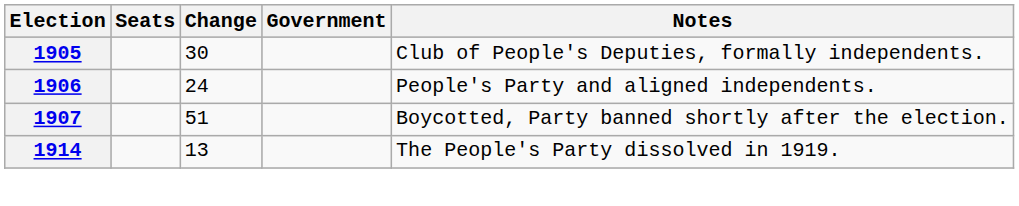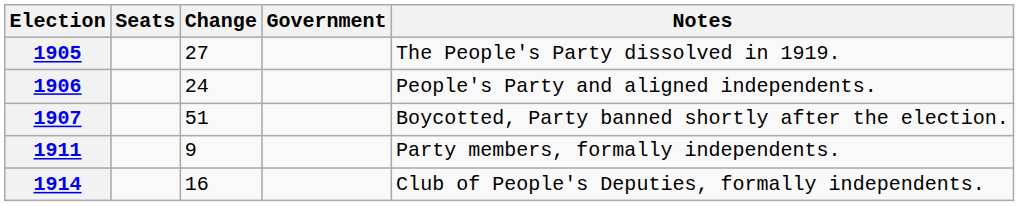(197, 54) 30 -> (197, 54) 27
(690, 54) Club of People's Deputies, formally independents. -> (618, 54) The People's Party dissolved in 1919.
+ row: (58, 152)
(197, 152) 13 -> (197, 184) 16
(618, 152) The People's Party dissolved in 1919. -> (690, 184) Club of People's Deputies, formally independents.
